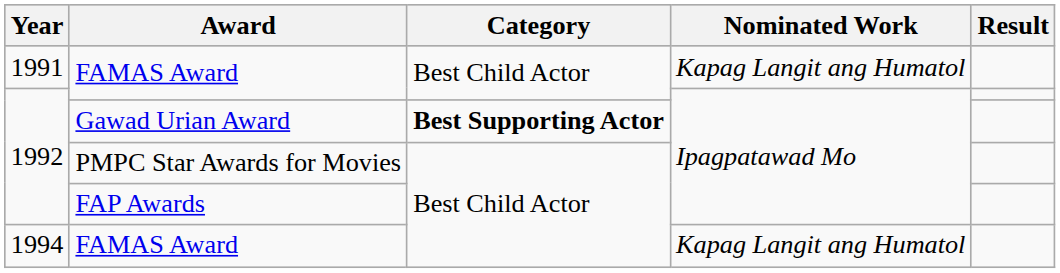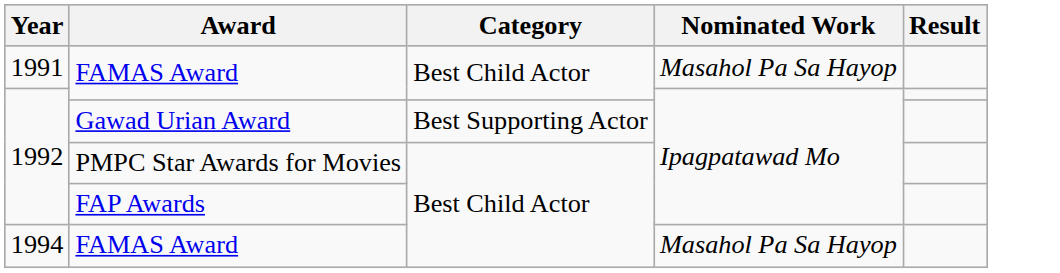(821, 66) Kapag Langit ang Humatol -> (778, 66) Masahol Pa Sa Hayop
(539, 120) bold -> (531, 120) normal
(821, 245) Kapag Langit ang Humatol -> (778, 245) Masahol Pa Sa Hayop
